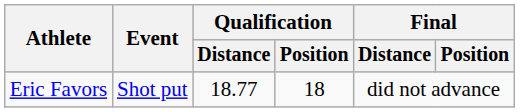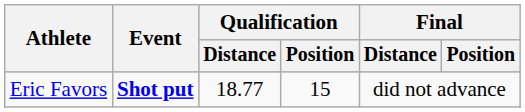(152, 89) normal -> (155, 89) bold
(314, 89) 18 -> (320, 89) 15
